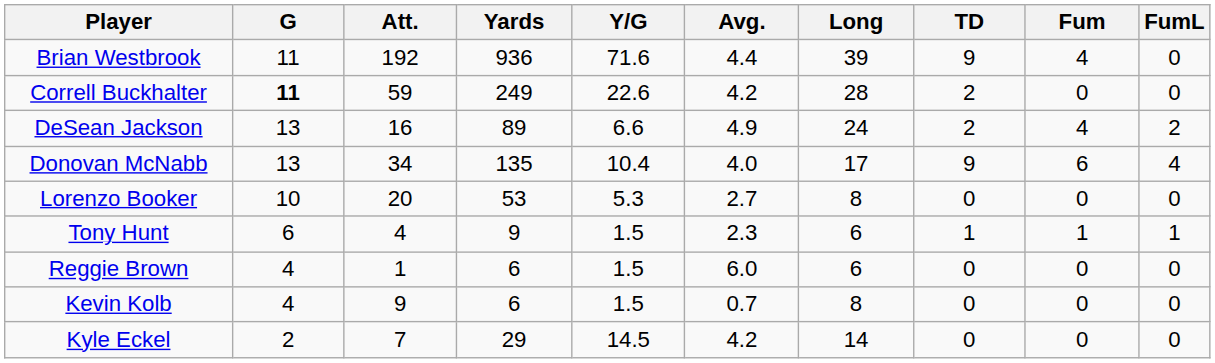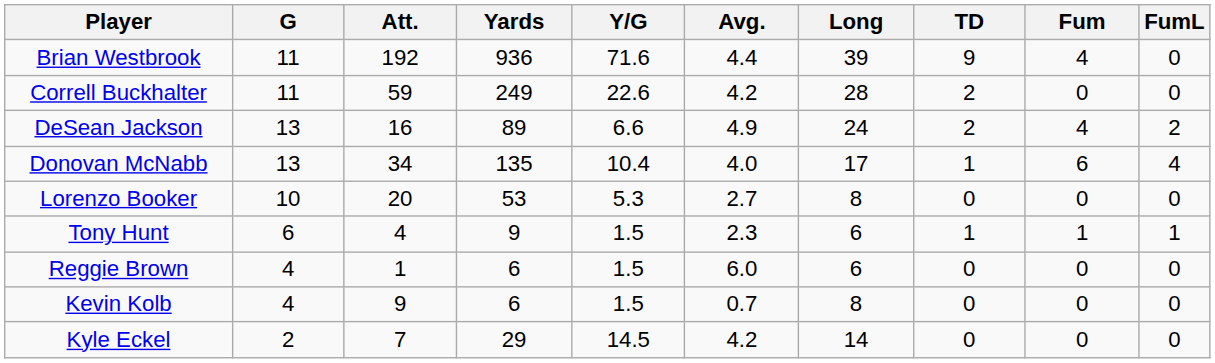(288, 92) bold -> (288, 92) normal
(969, 163) 9 -> (969, 163) 1
